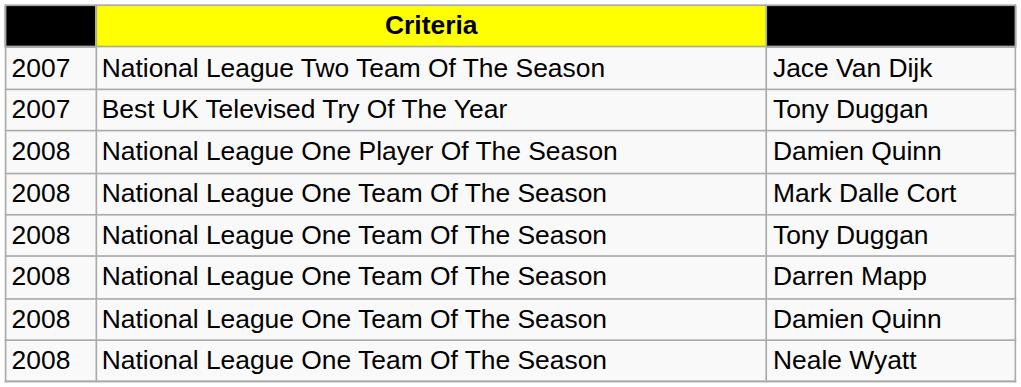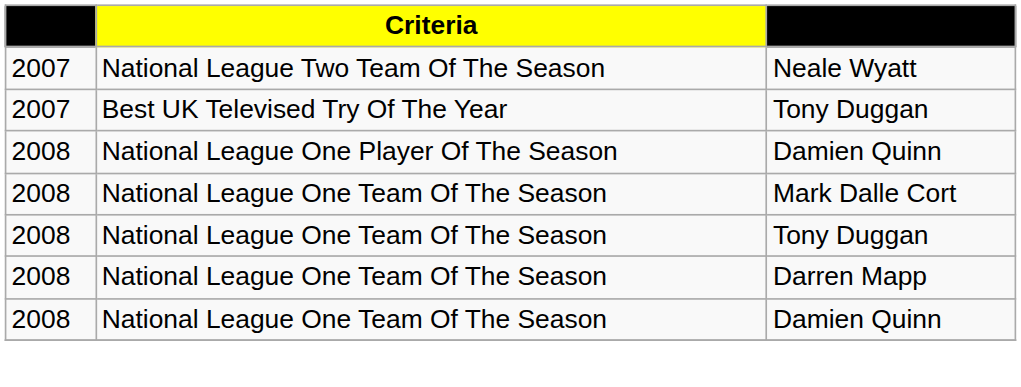- row: (353, 67)
+ row: (353, 67)
- row: (354, 360)
